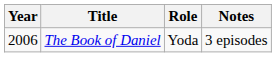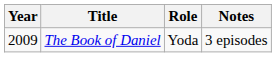(23, 39) 2006 -> (23, 39) 2009
